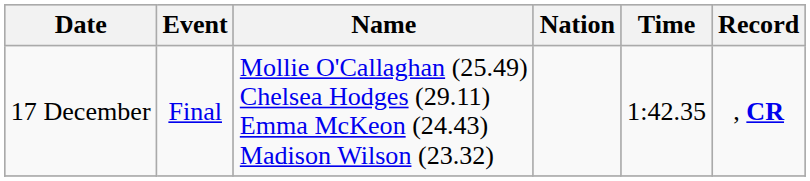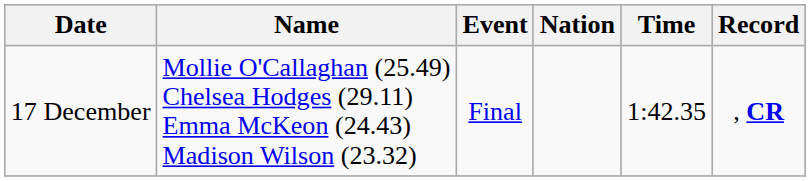columns swapped: (195, 25) <-> (384, 25)
